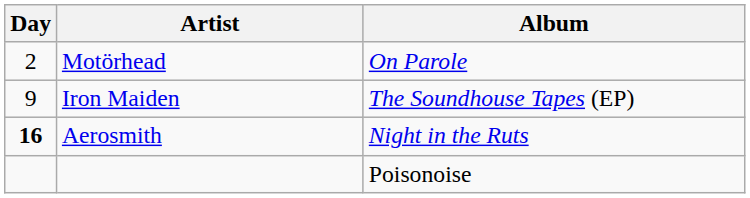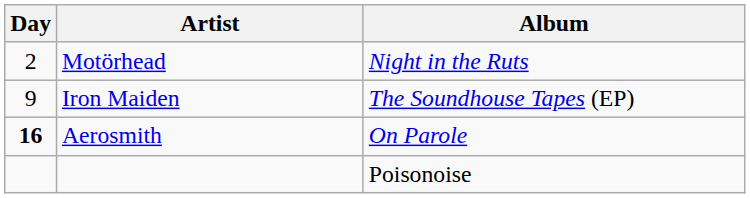(418, 60) On Parole -> (449, 60) Night in the Ruts
(449, 135) Night in the Ruts -> (418, 135) On Parole
